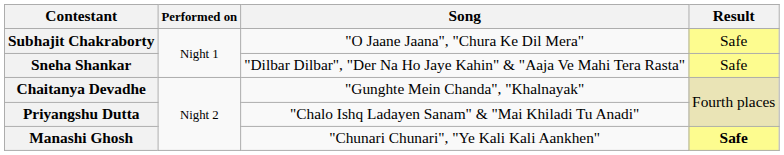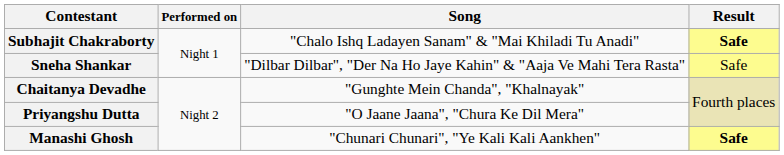(465, 41) "O Jaane Jaana", "Chura Ke Dil Mera" -> (465, 41) "Chalo Ishq Ladayen Sanam" & "Mai Khiladi Tu Anadi"
(734, 41) normal -> (734, 41) bold
(465, 114) "Chalo Ishq Ladayen Sanam" & "Mai Khiladi Tu Anadi" -> (465, 114) "O Jaane Jaana", "Chura Ke Dil Mera"
